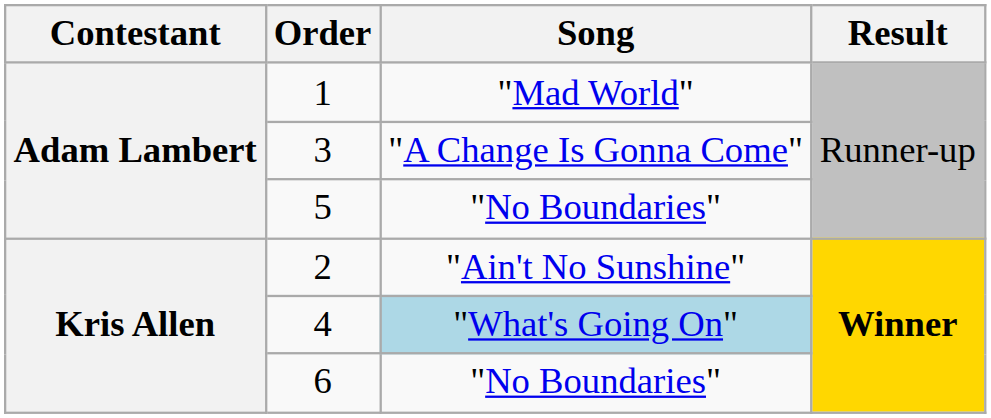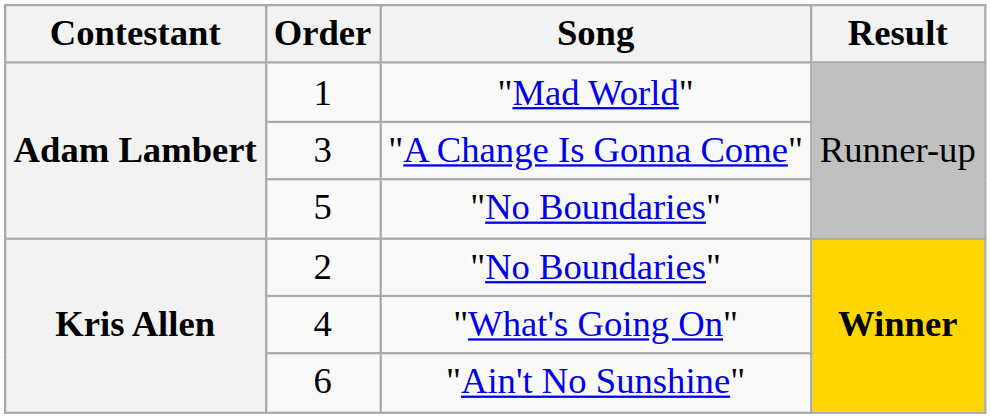(596, 265) "Ain't No Sunshine" -> (596, 265) "No Boundaries"
(596, 324) lightblue background -> (596, 324) no background
(596, 382) "No Boundaries" -> (596, 382) "Ain't No Sunshine"
